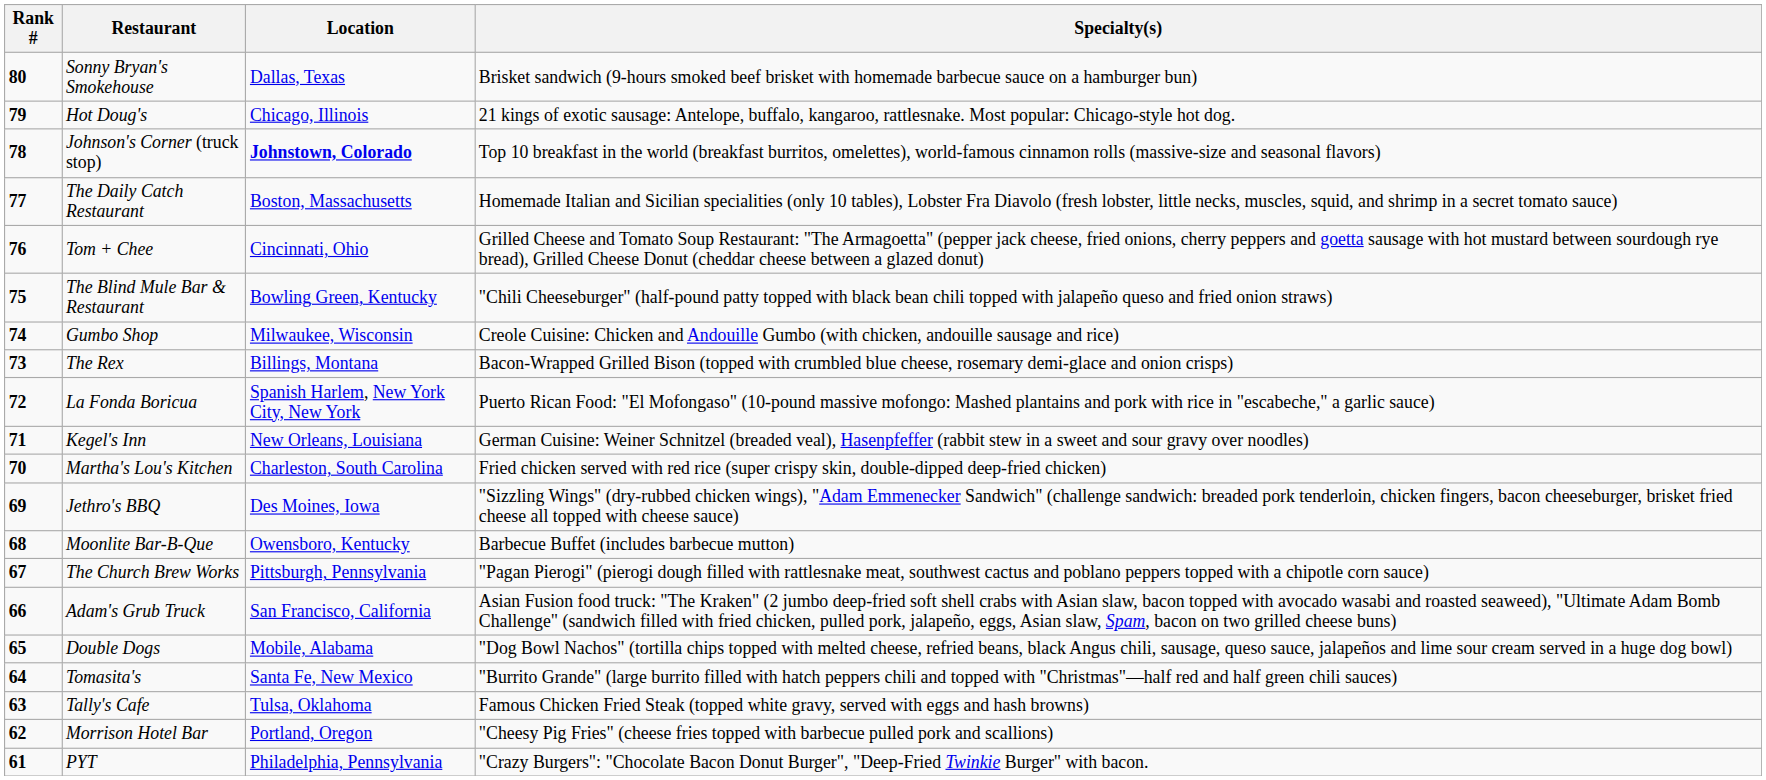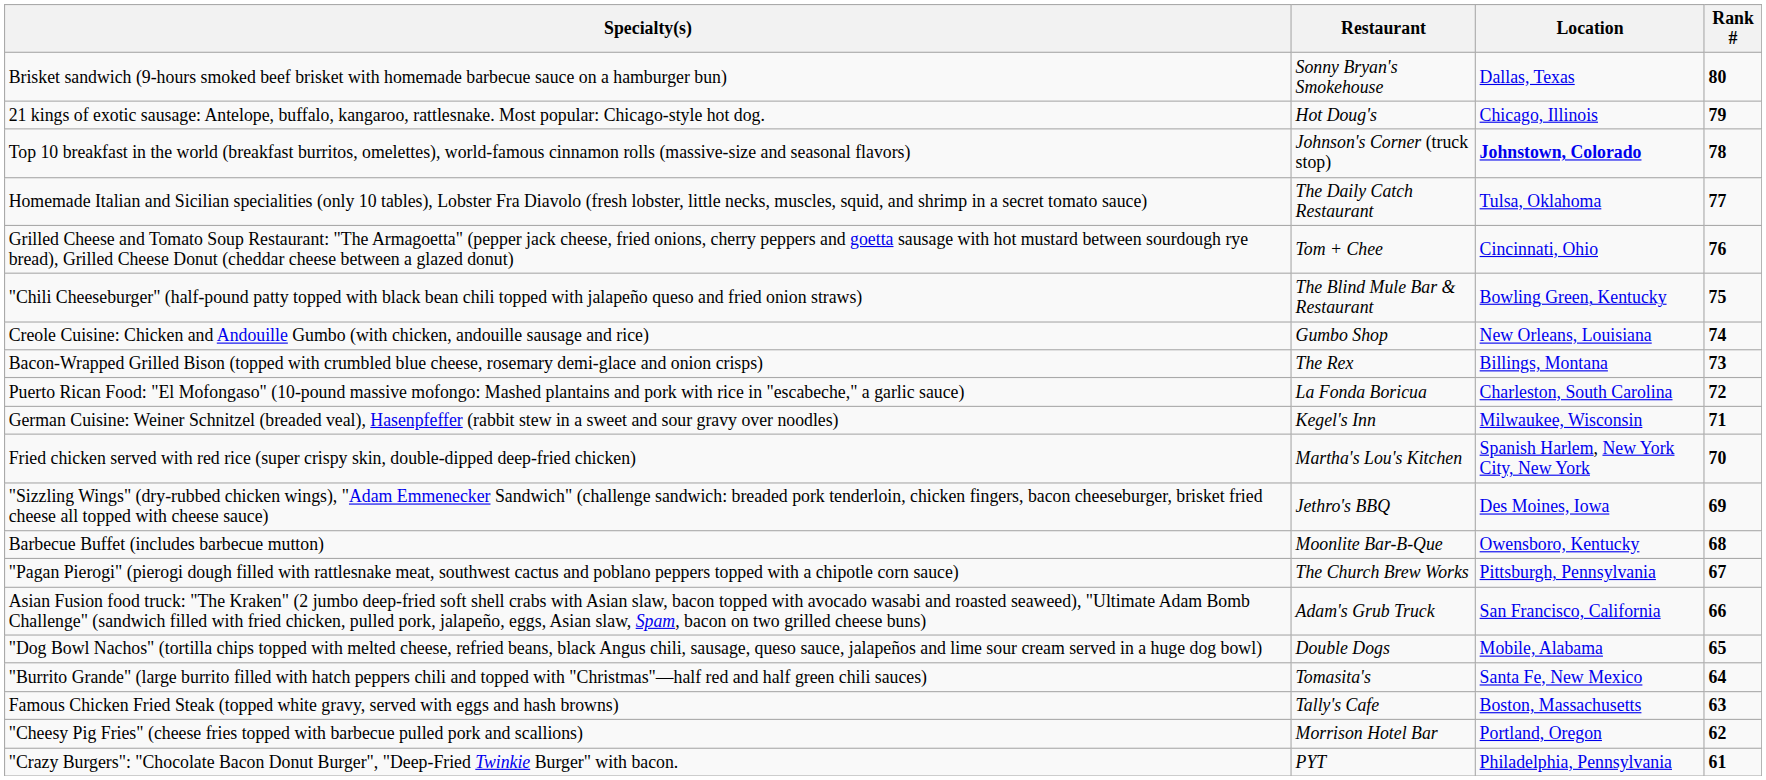columns swapped: (33, 28) <-> (1118, 28)
(331, 201) Boston, Massachusetts -> (1540, 201) Tulsa, Oklahoma
(331, 335) Milwaukee, Wisconsin -> (1566, 335) New Orleans, Louisiana
(347, 401) Spanish Harlem, New York City, New York -> (1576, 391) Charleston, South Carolina
(336, 440) New Orleans, Louisiana -> (1561, 420) Milwaukee, Wisconsin
(346, 468) Charleston, South Carolina -> (1577, 458) Spanish Harlem, New York City, New York
(311, 705) Tulsa, Oklahoma -> (1561, 705) Boston, Massachusetts
